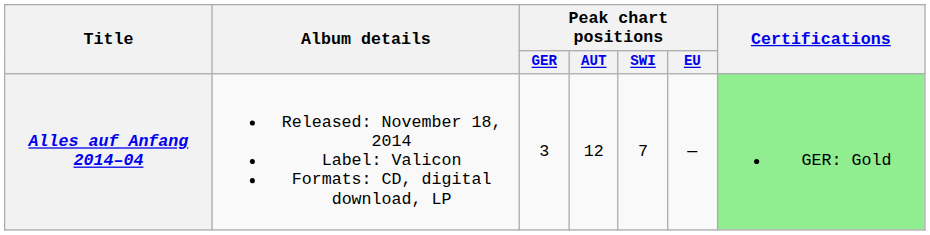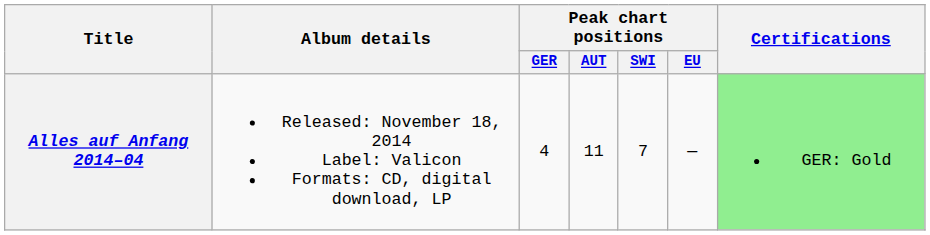(544, 151) 3 -> (544, 151) 4
(594, 151) 12 -> (594, 151) 11
